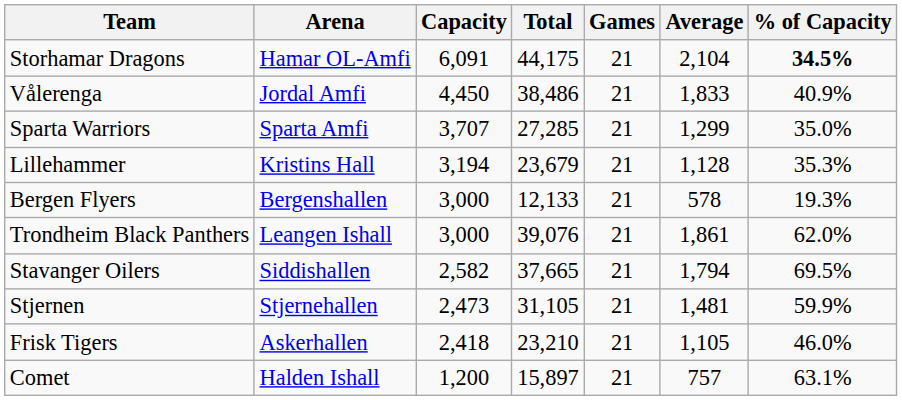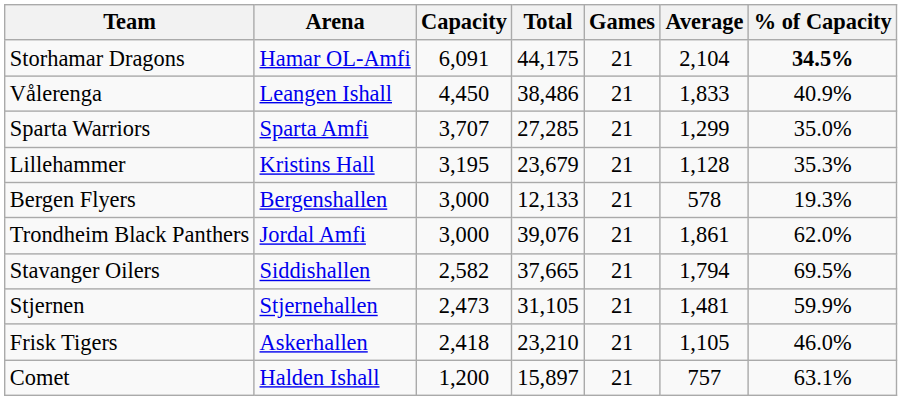(313, 93) Jordal Amfi -> (326, 93) Leangen Ishall
(464, 164) 3,194 -> (464, 164) 3,195
(326, 235) Leangen Ishall -> (313, 235) Jordal Amfi
